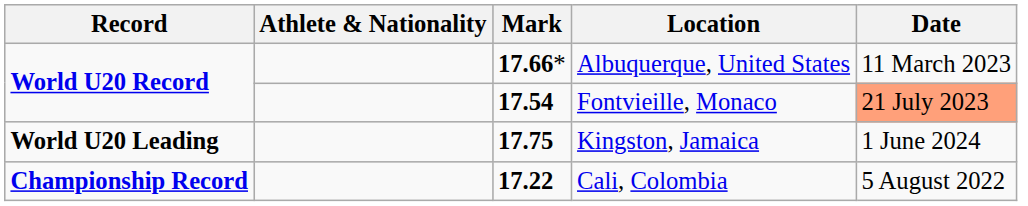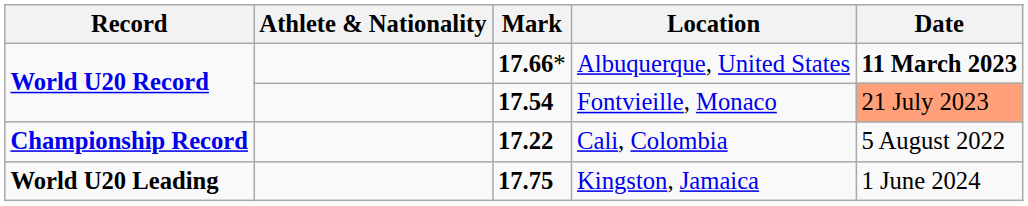(936, 63) normal -> (939, 63) bold
rows swapped: (652, 180) <-> (668, 141)
